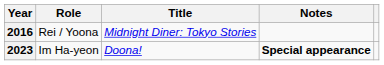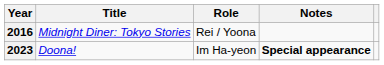columns swapped: (180, 13) <-> (69, 13)
